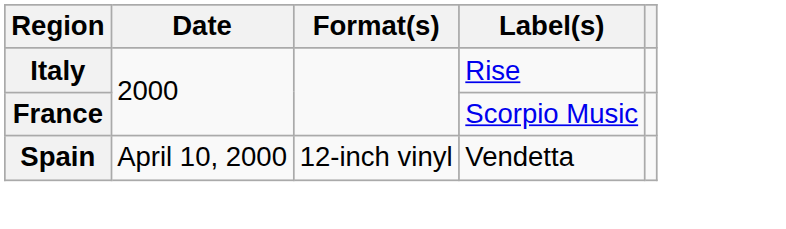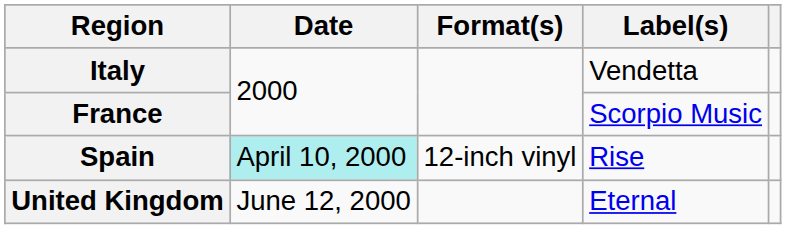(493, 69) Rise -> (644, 69) Vendetta
(202, 157) no background -> (321, 157) paleturquoise background
(520, 157) Vendetta -> (617, 157) Rise
+ row: (117, 200)
